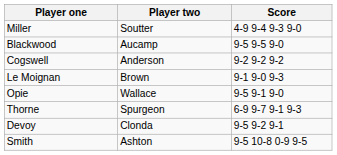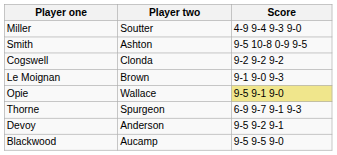rows swapped: (20, 142) <-> (31, 45)
(142, 61) Anderson -> (136, 61) Clonda
(259, 93) no background -> (259, 93) khaki background
(136, 126) Clonda -> (142, 126) Anderson
